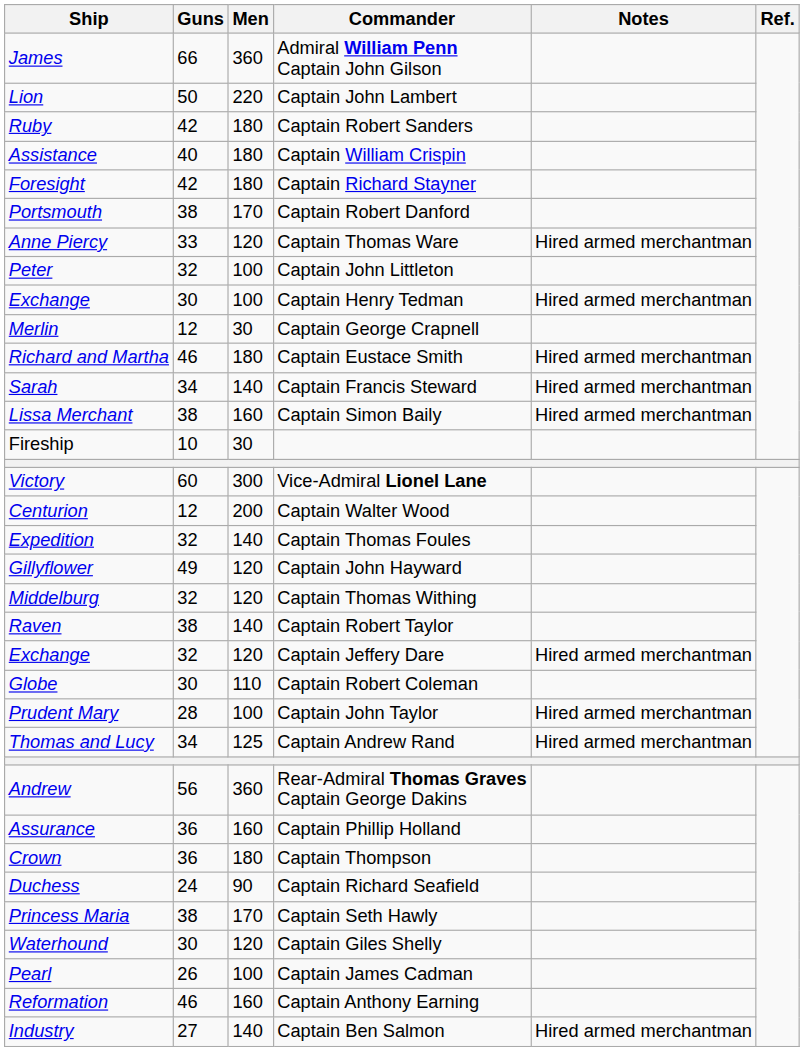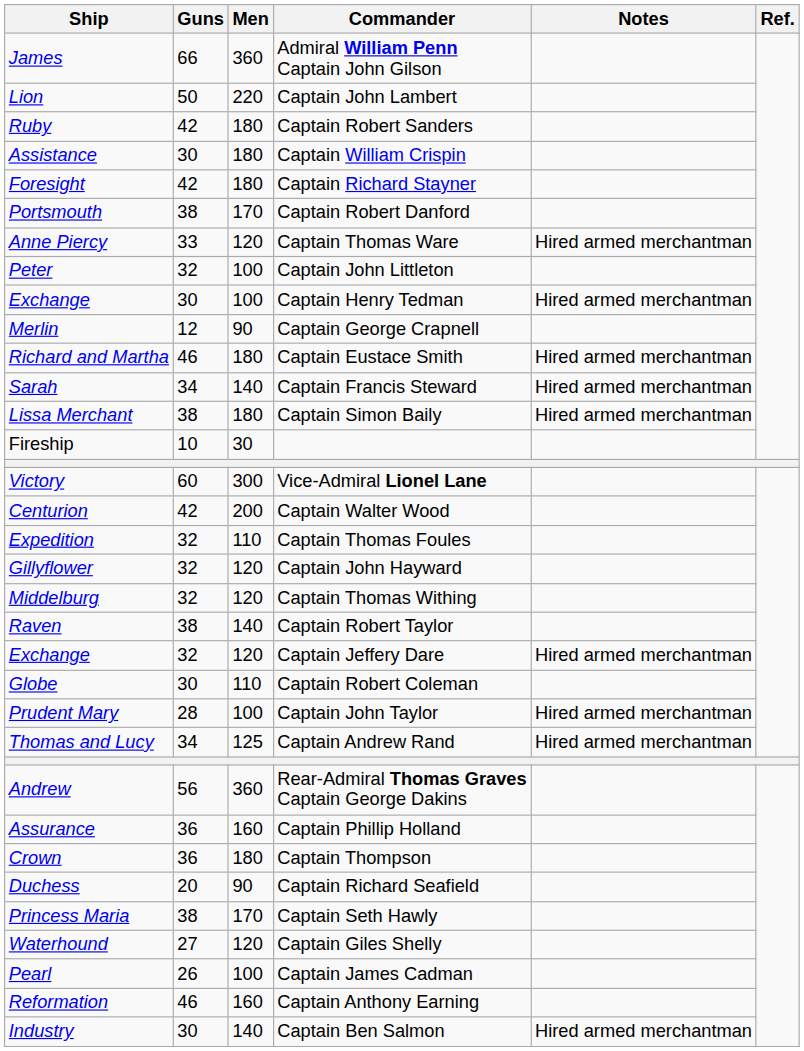(188, 155) 40 -> (188, 155) 30
(243, 328) 30 -> (243, 328) 90
(248, 415) 160 -> (248, 415) 180
(188, 510) 12 -> (188, 510) 42
(248, 539) 140 -> (247, 539) 110
(188, 568) 49 -> (188, 568) 32
(188, 886) 24 -> (188, 886) 20
(188, 944) 30 -> (188, 944) 27
(188, 1031) 27 -> (188, 1031) 30
